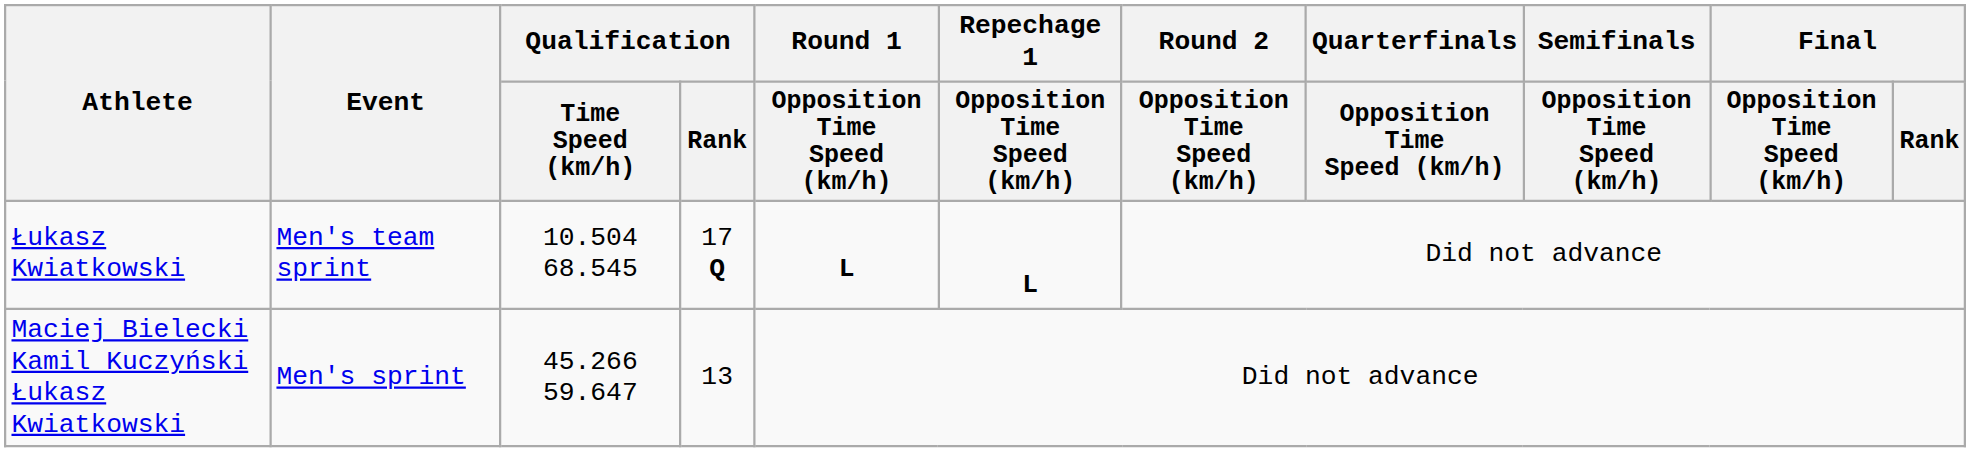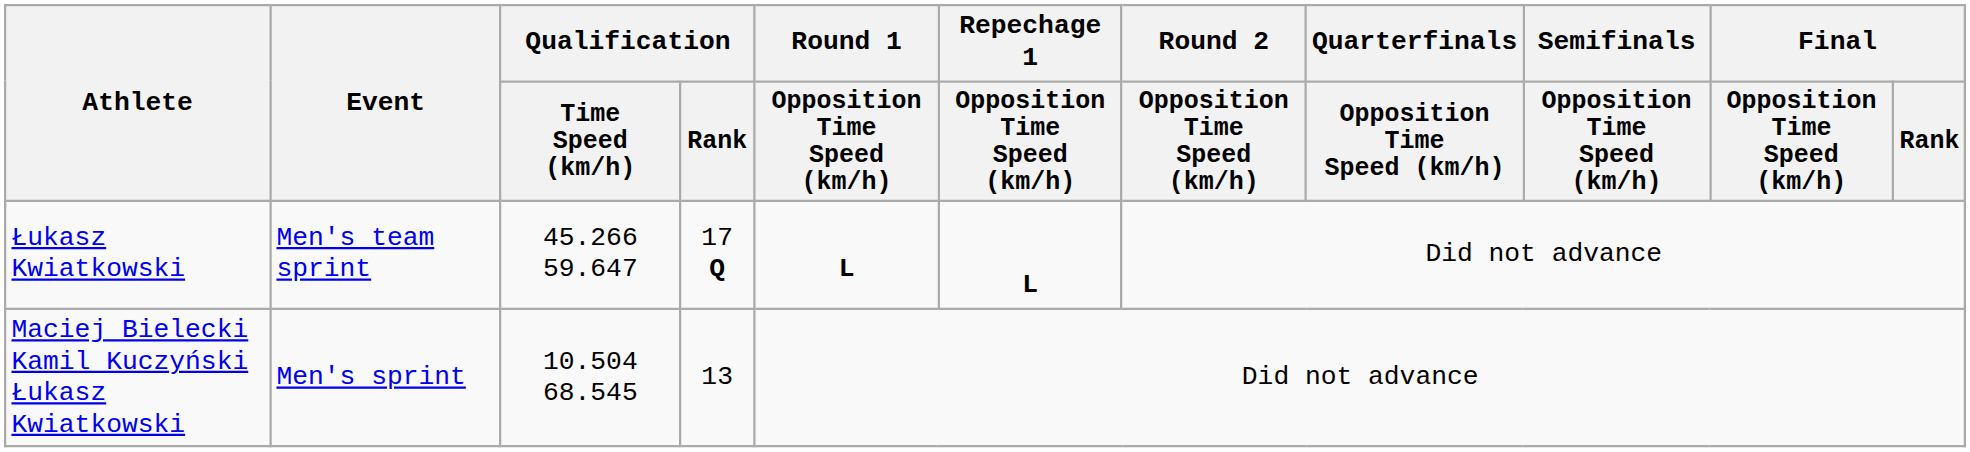(590, 254) 10.504 68.545 -> (590, 254) 45.266 59.647
(590, 377) 45.266 59.647 -> (590, 377) 10.504 68.545
